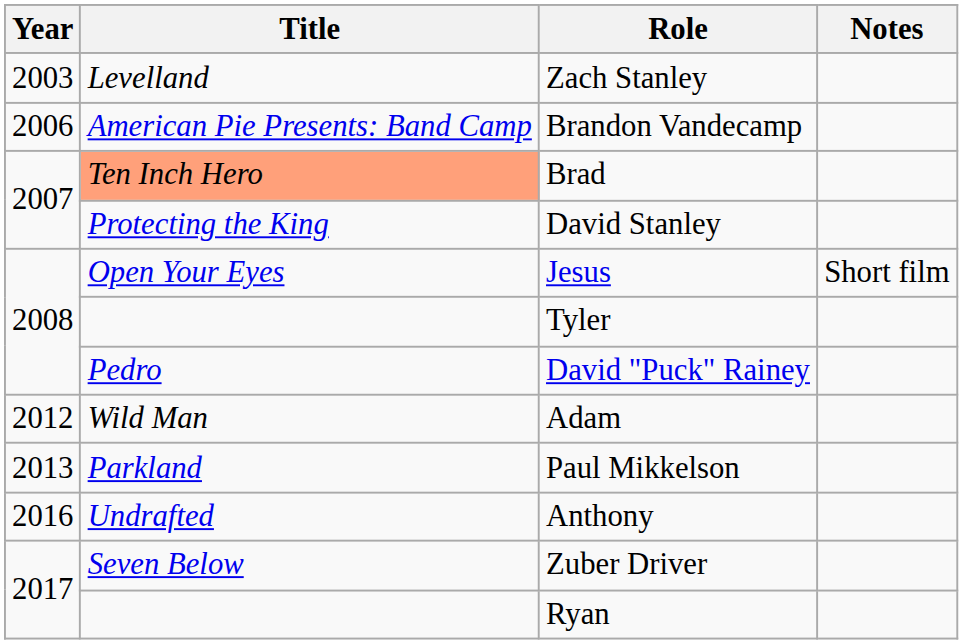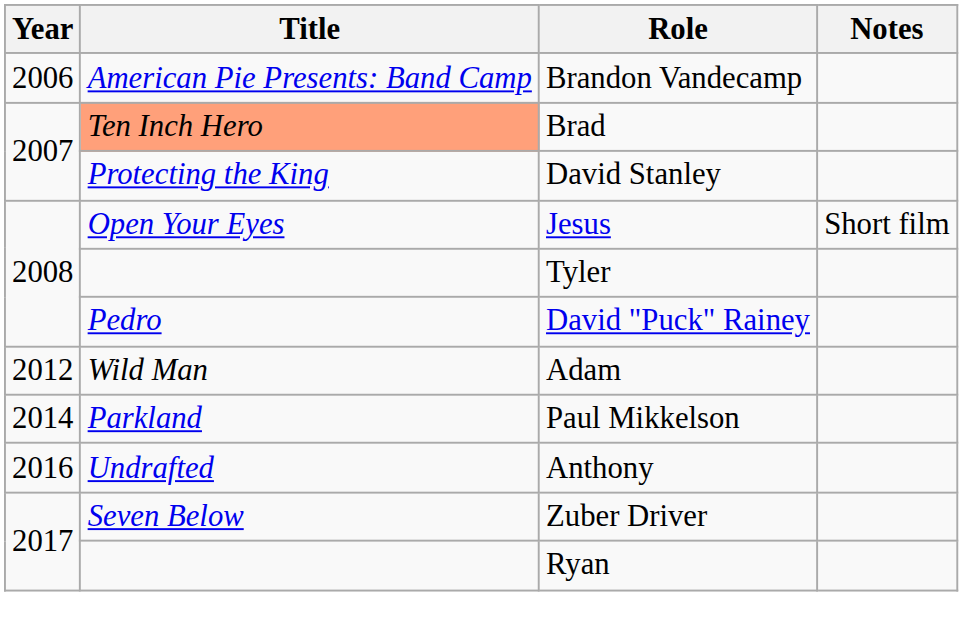- row: (627, 77)
(43, 467) 2013 -> (43, 418) 2014
